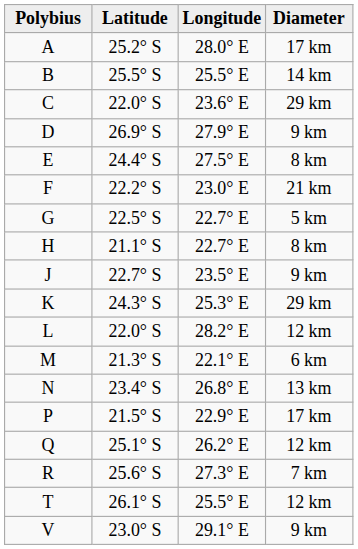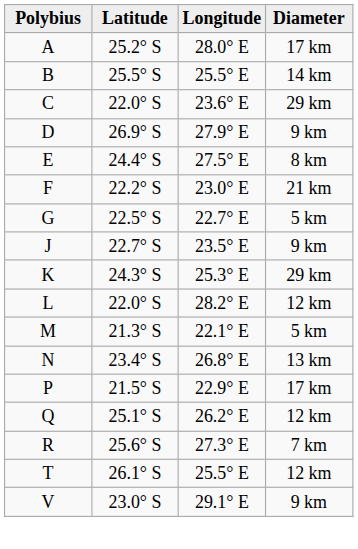- row: (48, 246)
(309, 359) 6 km -> (309, 331) 5 km
